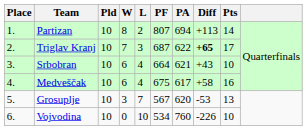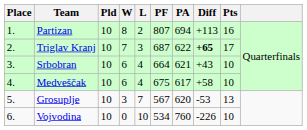(228, 30) 14 -> (228, 30) 16
(228, 82) 16 -> (228, 82) 10
